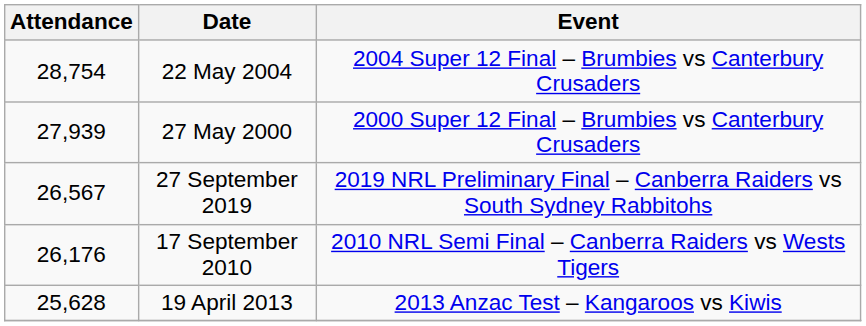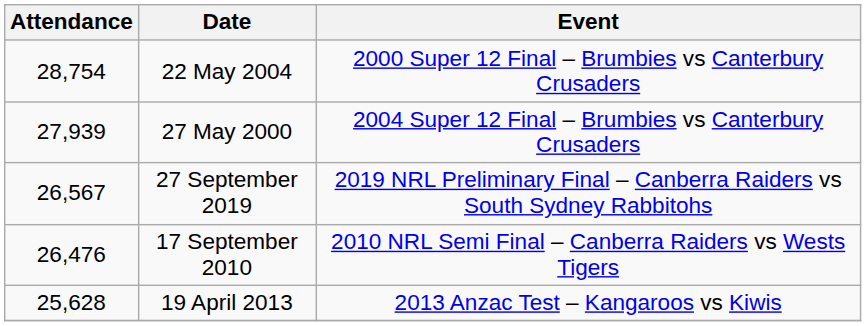(588, 70) 2004 Super 12 Final – Brumbies vs Canterbury Crusaders -> (588, 70) 2000 Super 12 Final – Brumbies vs Canterbury Crusaders
(588, 132) 2000 Super 12 Final – Brumbies vs Canterbury Crusaders -> (588, 132) 2004 Super 12 Final – Brumbies vs Canterbury Crusaders
(71, 254) 26,176 -> (71, 254) 26,476
